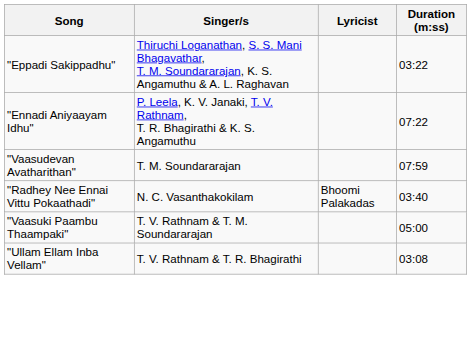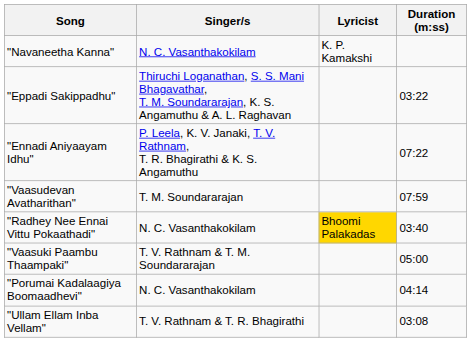+ row: (61, 51)
(348, 197) no background -> (348, 228) gold background
+ row: (64, 290)
